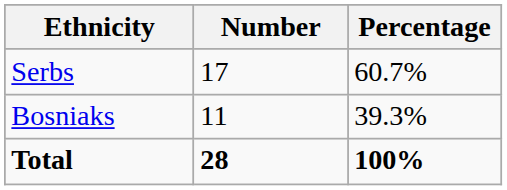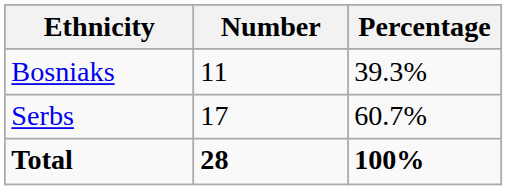rows swapped: (43, 71) <-> (63, 116)
